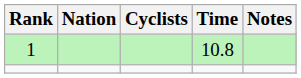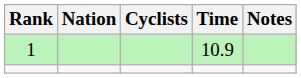(217, 49) 10.8 -> (217, 49) 10.9
